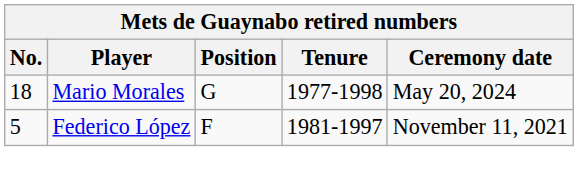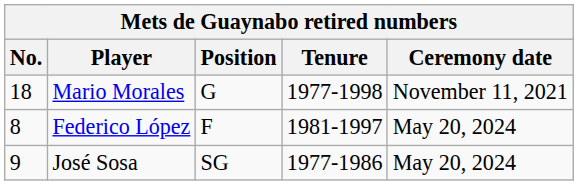(454, 92) May 20, 2024 -> (480, 92) November 11, 2021
(15, 127) 5 -> (15, 127) 8
(480, 127) November 11, 2021 -> (454, 127) May 20, 2024
+ row: (95, 162)
